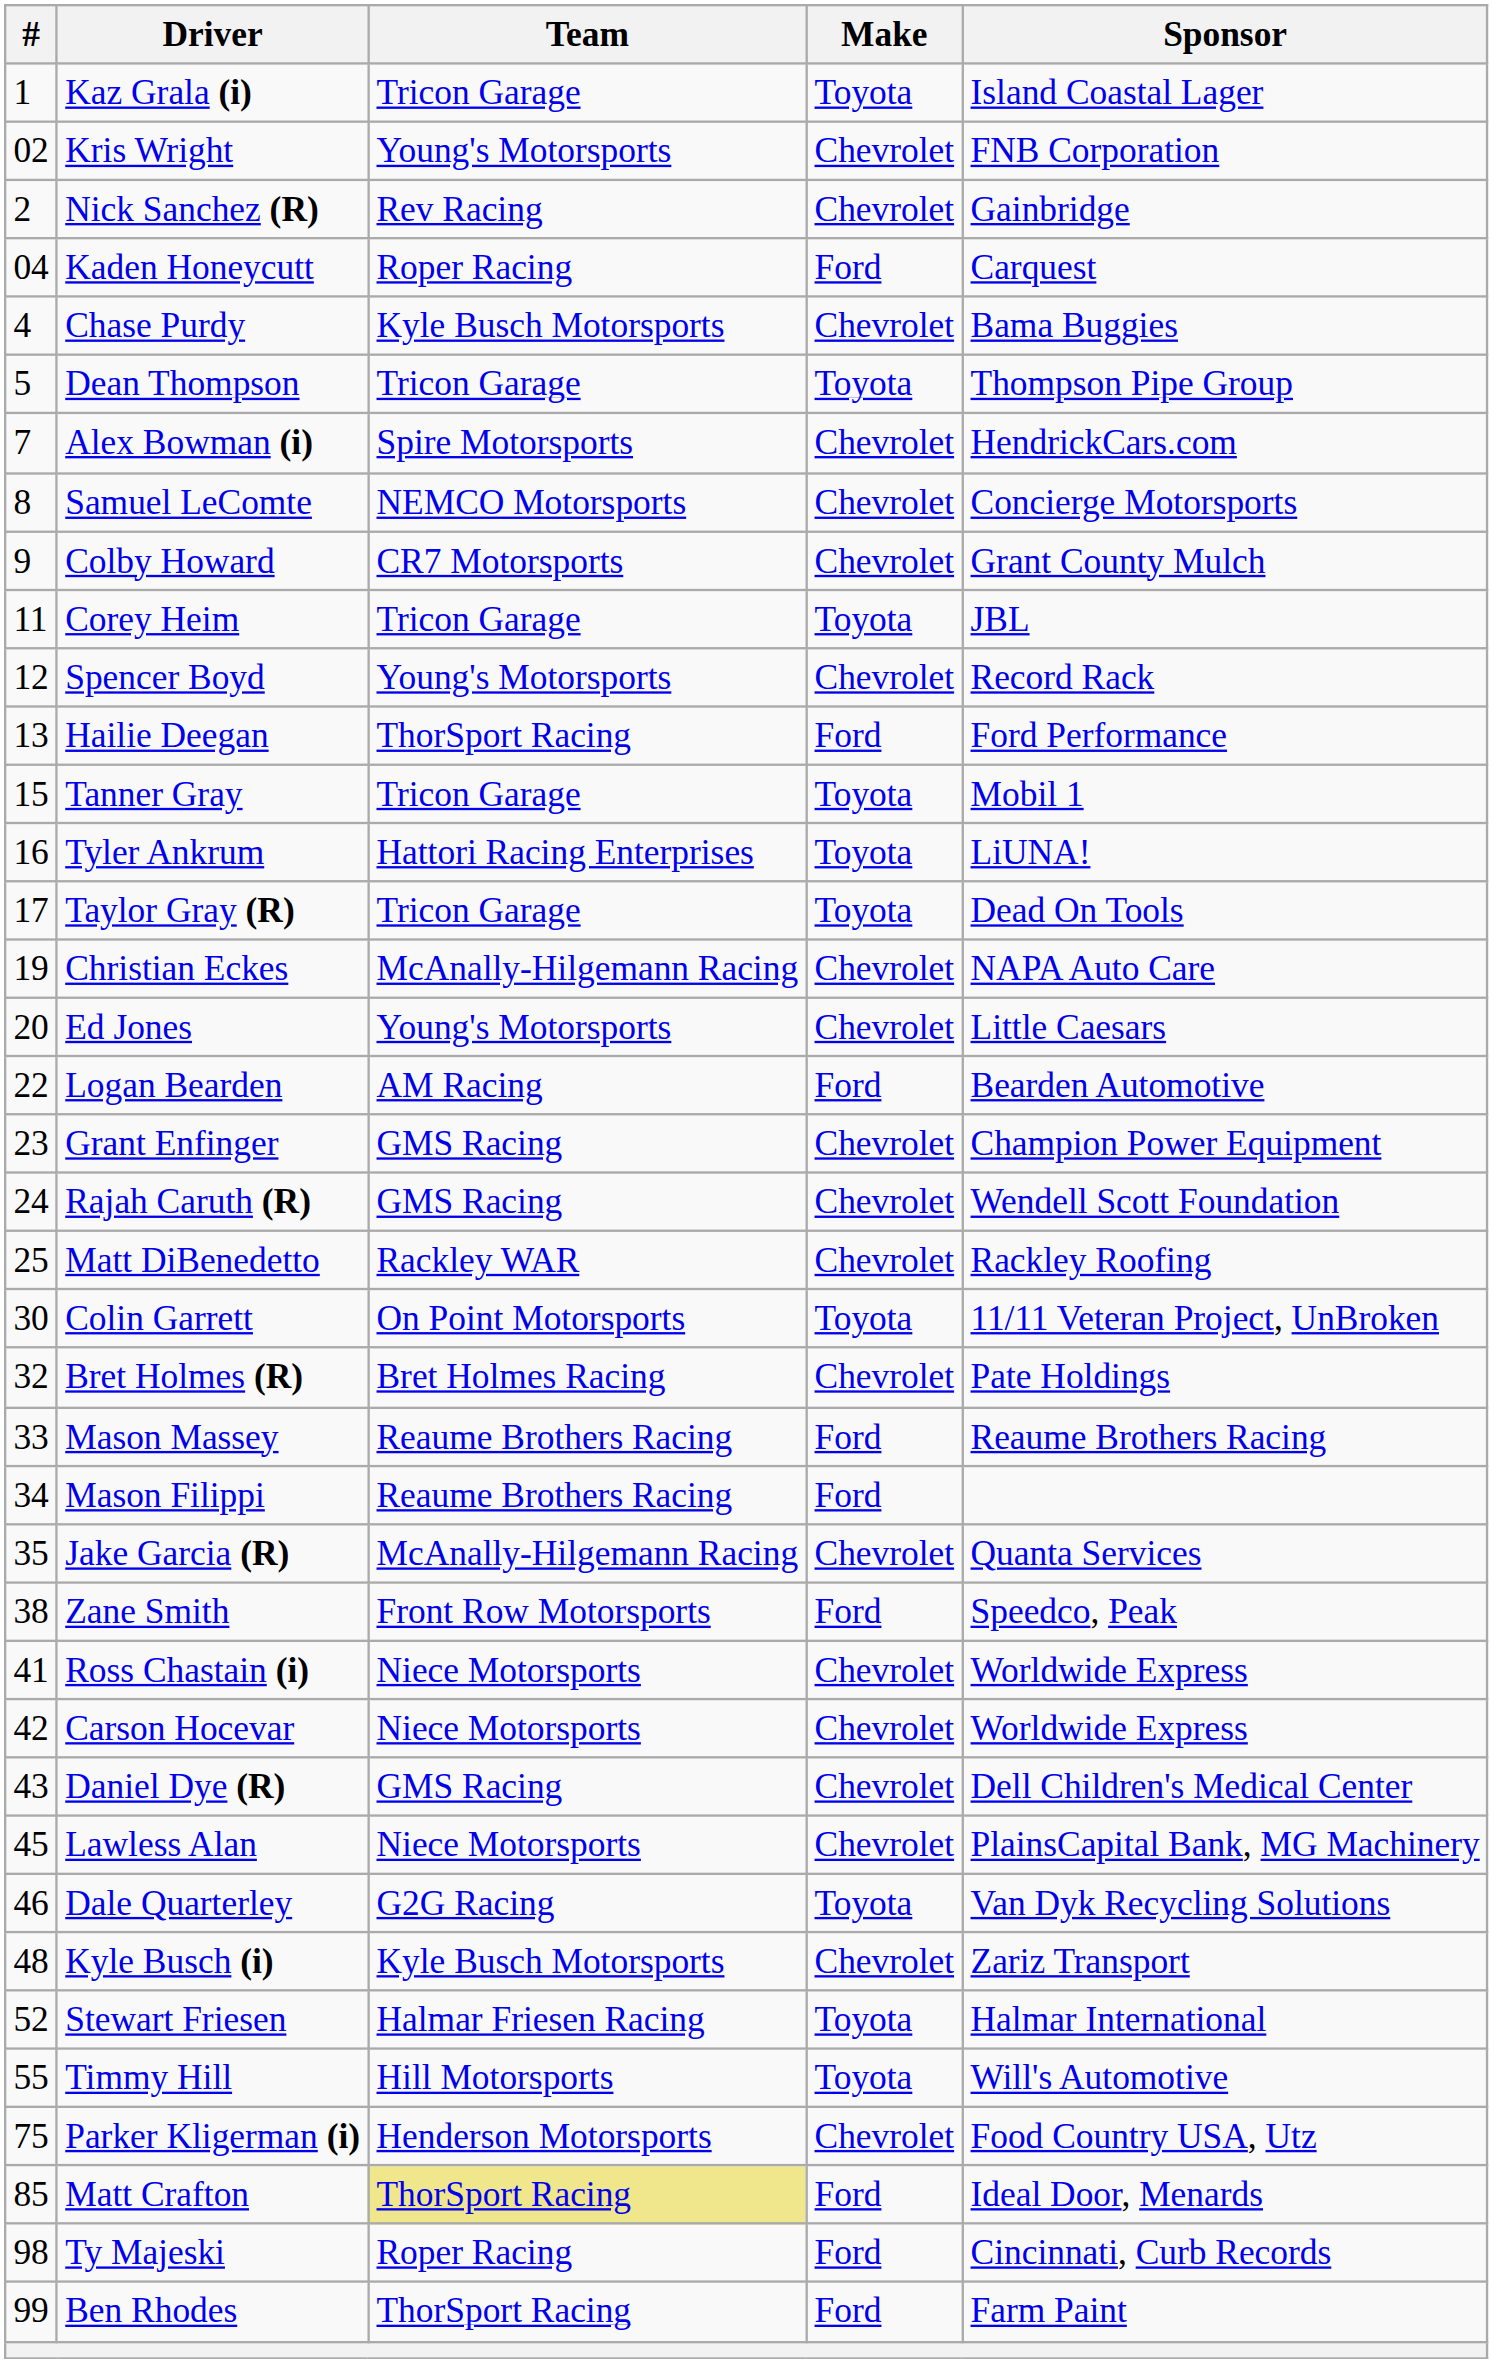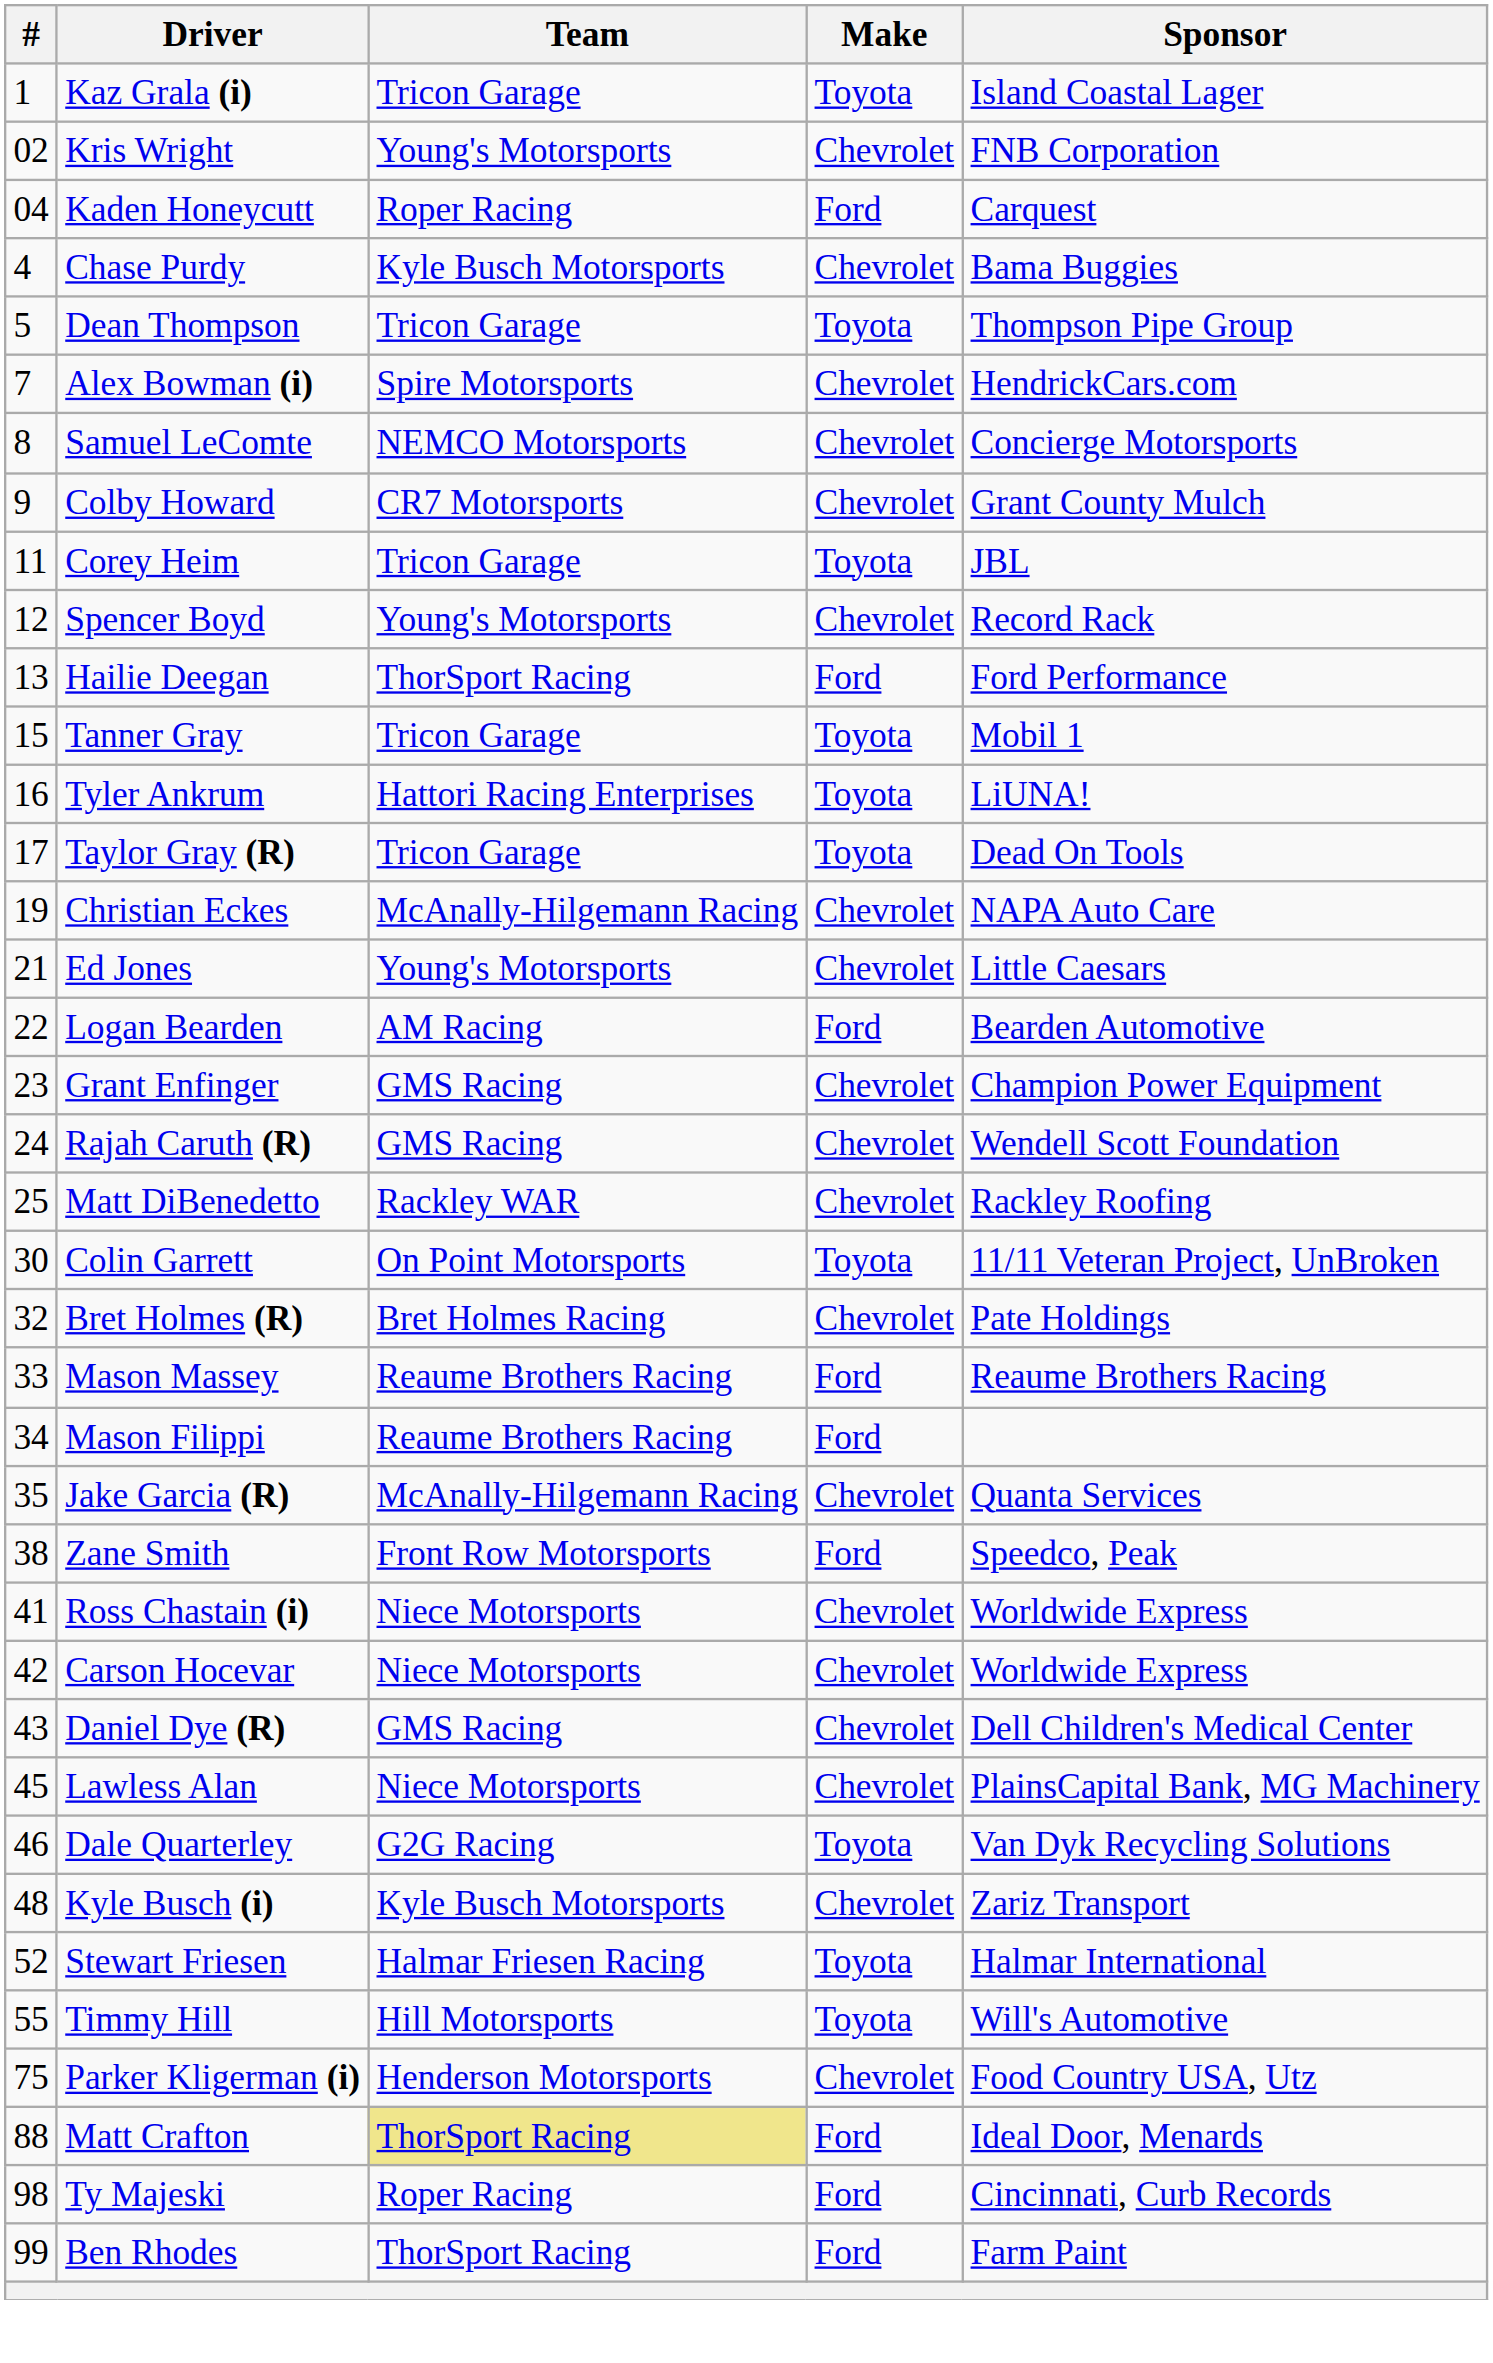- row: (192, 209)
(31, 1026) 20 -> (31, 968) 21
(31, 2194) 85 -> (31, 2136) 88
